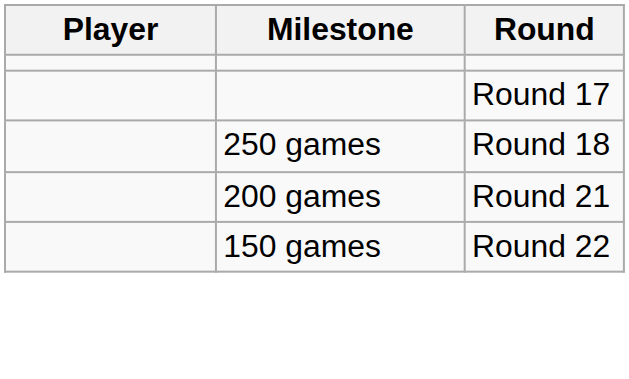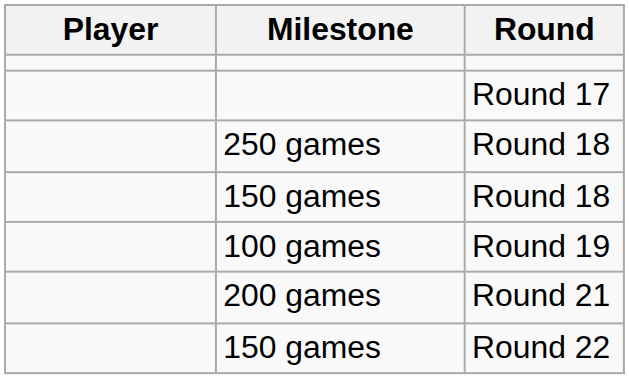+ row: (302, 195)
+ row: (302, 246)
